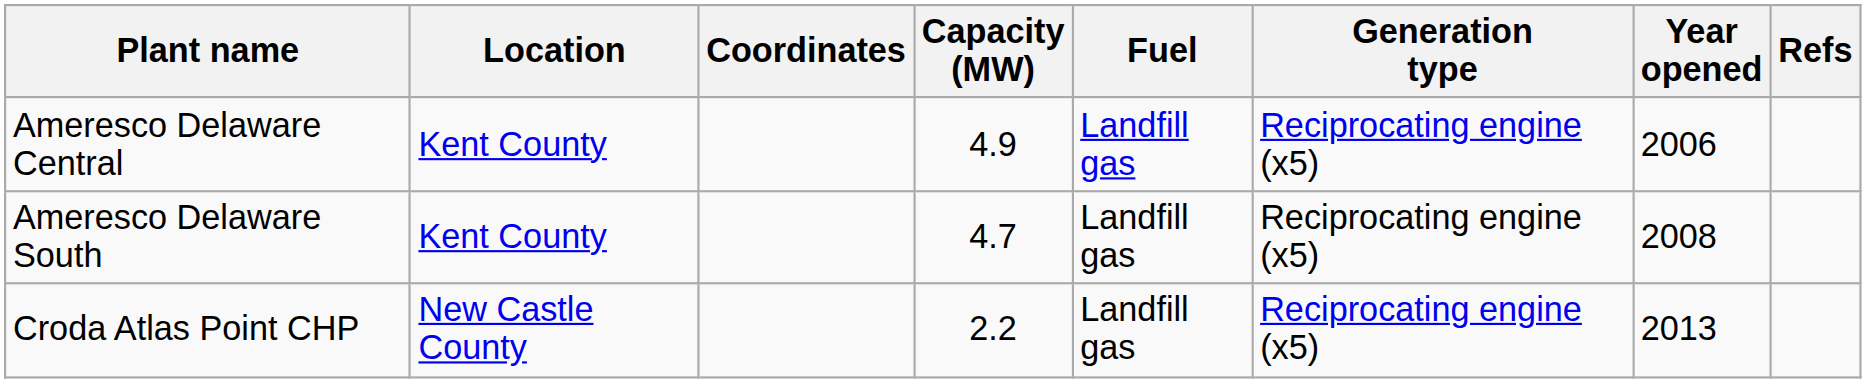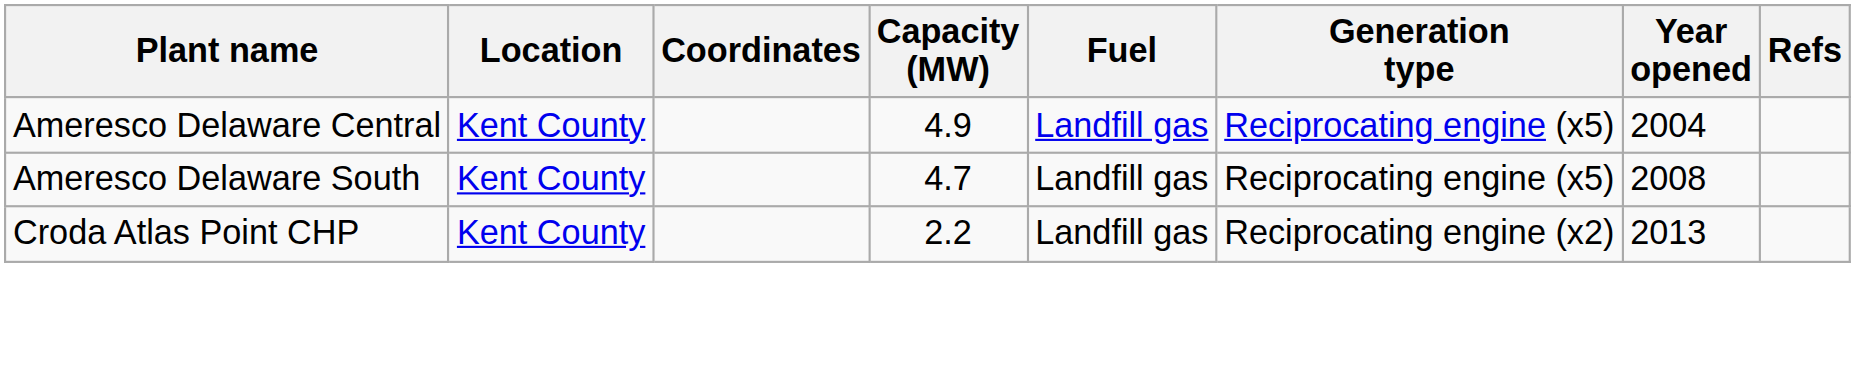(1679, 143) 2006 -> (1668, 124) 2004
(506, 329) New Castle County -> (551, 233) Kent County
(1421, 329) Reciprocating engine (x5) -> (1419, 233) Reciprocating engine (x2)
